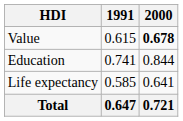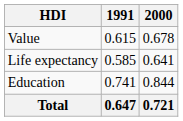(158, 37) bold -> (158, 37) normal
rows swapped: (53, 82) <-> (36, 60)
